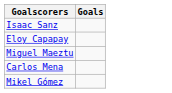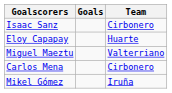+ column: (136, 11)
